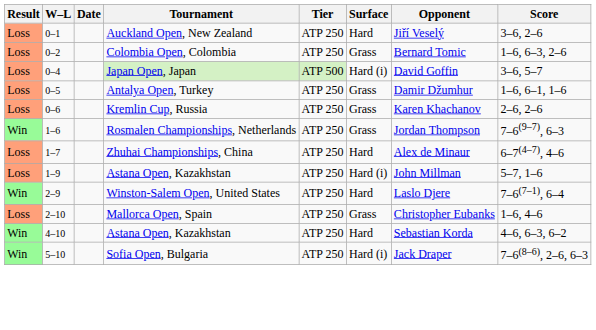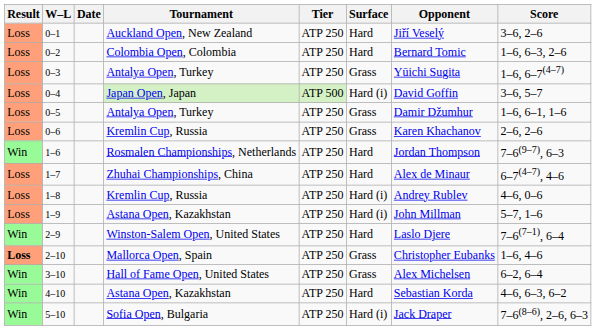(363, 52) Grass -> (361, 52) Hard
+ row: (53, 73)
(363, 129) Grass -> (361, 152) Hard
+ row: (53, 195)
(18, 214) normal -> (19, 255) bold
+ row: (55, 275)
